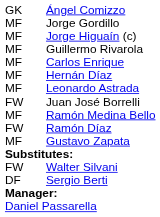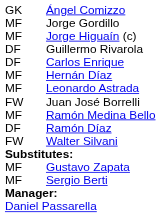(13, 49) MF -> (13, 49) DF
(13, 62) MF -> (13, 62) DF
(14, 128) FW -> (13, 128) DF
rows swapped: (82, 167) <-> (88, 141)
(13, 180) DF -> (13, 180) MF
